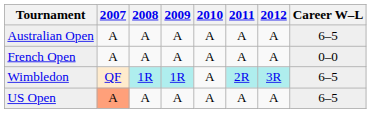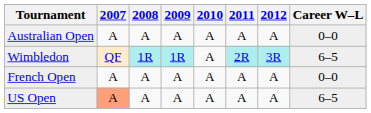(328, 35) 6–5 -> (328, 35) 0–0
rows swapped: (42, 56) <-> (38, 77)
